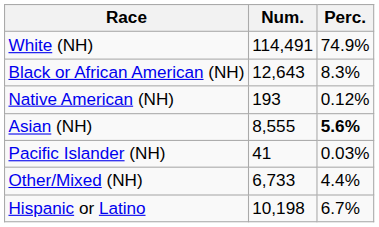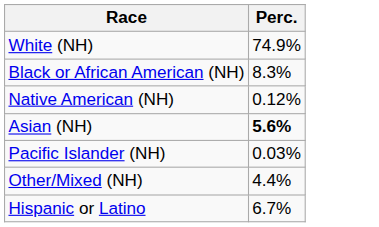- column: (283, 18)
